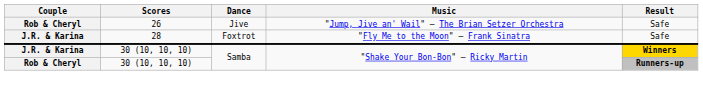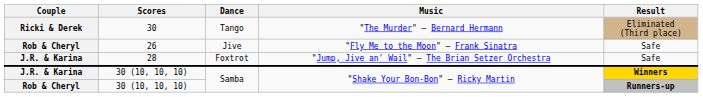+ row: (51, 28)
(444, 24) "Jump, Jive an' Wail" — The Brian Setzer Orchestra -> (431, 46) "Fly Me to the Moon" — Frank Sinatra
(444, 37) "Fly Me to the Moon" — Frank Sinatra -> (431, 59) "Jump, Jive an' Wail" — The Brian Setzer Orchestra
